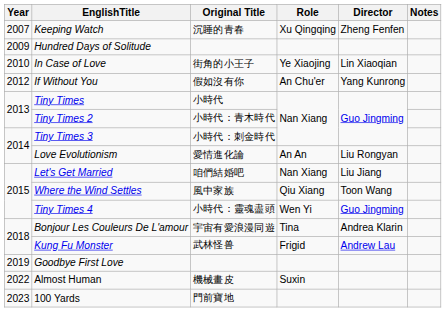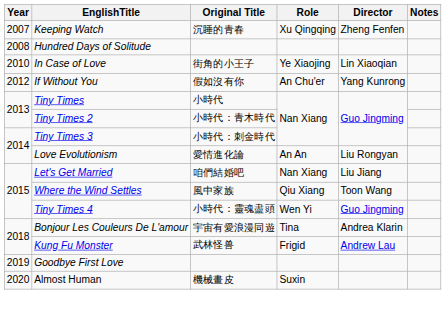(18, 47) 2009 -> (18, 47) 2008
(18, 280) 2022 -> (18, 280) 2020
- row: (57, 298)
